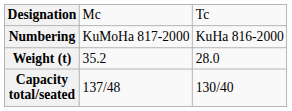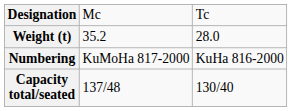rows swapped: (42, 36) <-> (42, 58)
